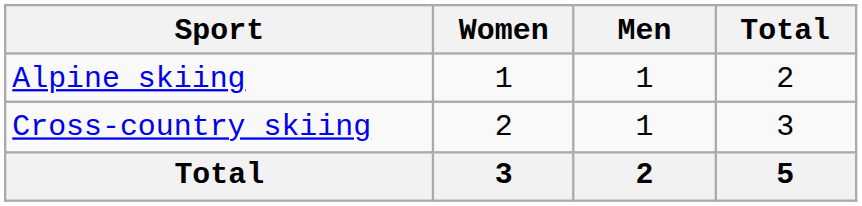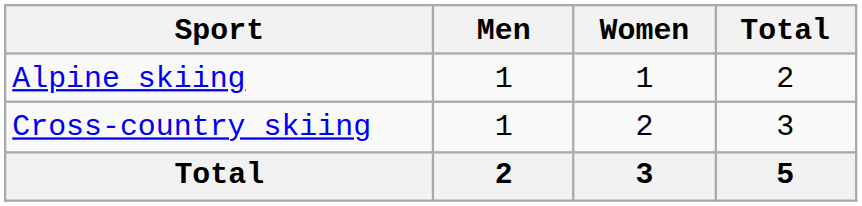columns swapped: (644, 30) <-> (504, 30)
